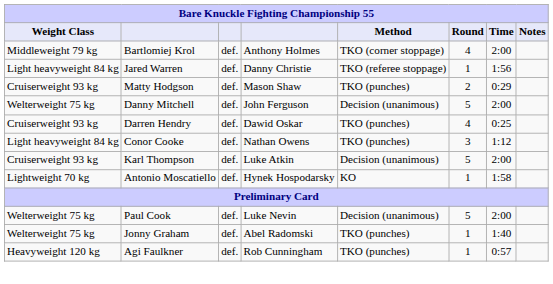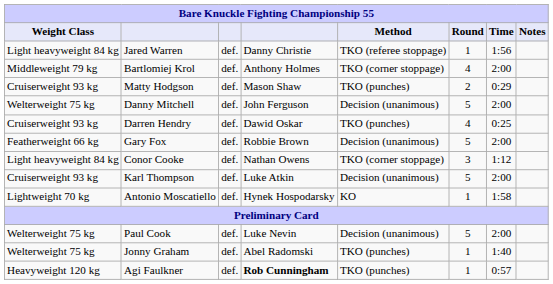rows swapped: (153, 68) <-> (159, 50)
+ row: (145, 141)
(375, 141) TKO (punches) -> (392, 160) TKO (corner stoppage)
(283, 252) normal -> (286, 270) bold
